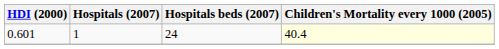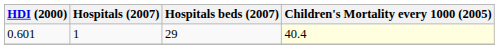(171, 34) 24 -> (171, 34) 29
